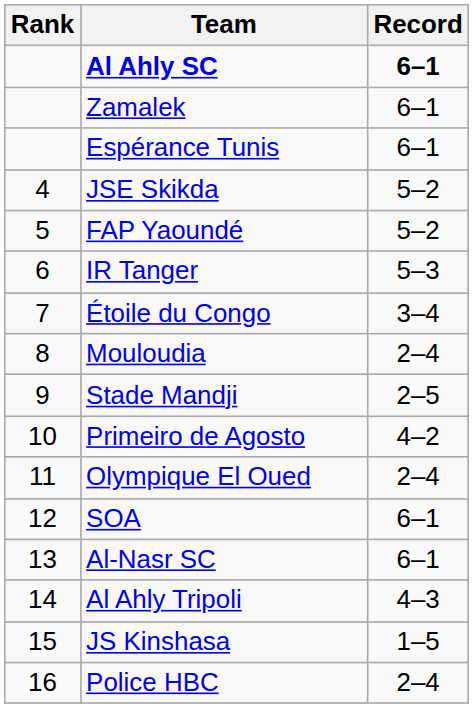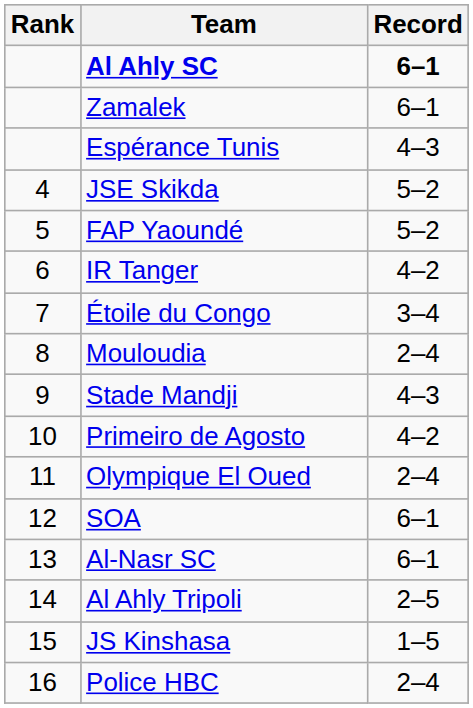(418, 148) 6–1 -> (418, 148) 4–3
(418, 271) 5–3 -> (418, 271) 4–2
(418, 395) 2–5 -> (418, 395) 4–3
(418, 600) 4–3 -> (418, 600) 2–5
